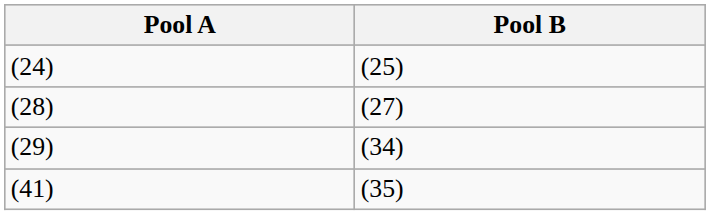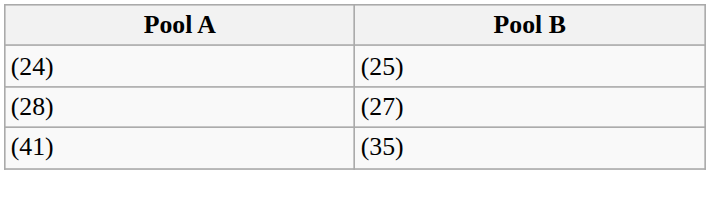- row: (32, 147)
